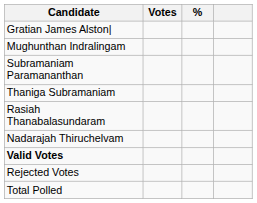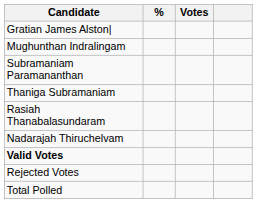columns swapped: (162, 13) <-> (198, 13)
